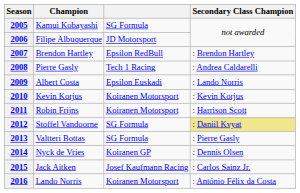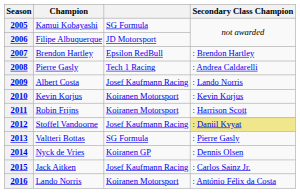(134, 81) Epsilon Euskadi -> (147, 81) Josef Kaufmann Racing
(127, 124) SG Formula -> (147, 124) Josef Kaufmann Racing
